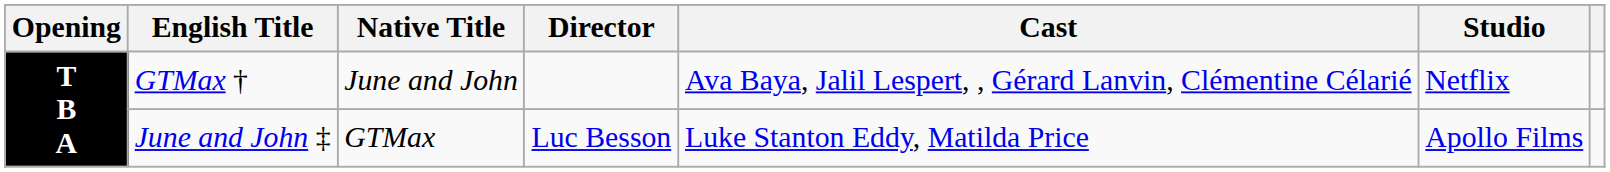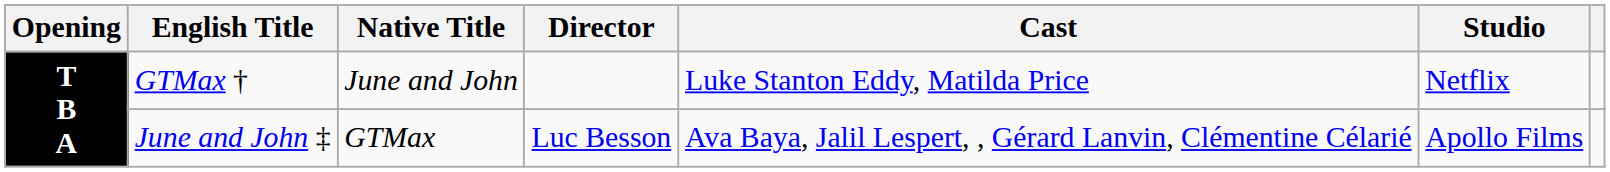(1048, 80) Ava Baya, Jalil Lespert, , Gérard Lanvin, Clémentine Célarié -> (887, 80) Luke Stanton Eddy, Matilda Price
(887, 137) Luke Stanton Eddy, Matilda Price -> (1048, 137) Ava Baya, Jalil Lespert, , Gérard Lanvin, Clémentine Célarié
